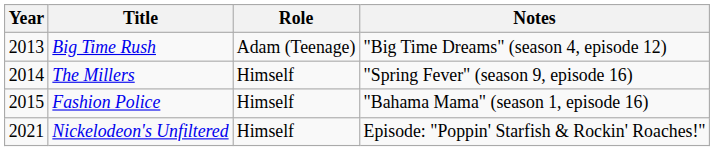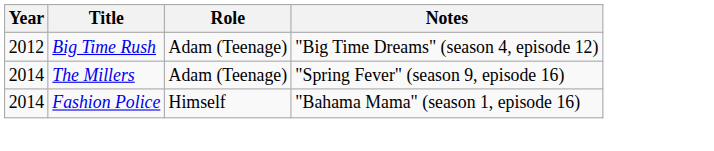(26, 46) 2013 -> (26, 46) 2012
(265, 74) Himself -> (228, 74) Adam (Teenage)
(26, 103) 2015 -> (26, 103) 2014
- row: (140, 131)
